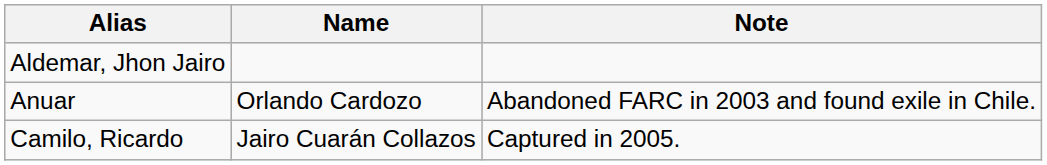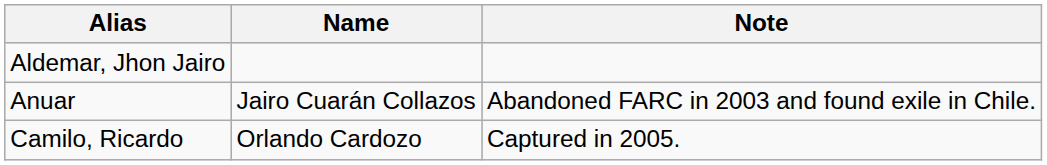(329, 100) Orlando Cardozo -> (356, 100) Jairo Cuarán Collazos
(356, 139) Jairo Cuarán Collazos -> (329, 139) Orlando Cardozo
